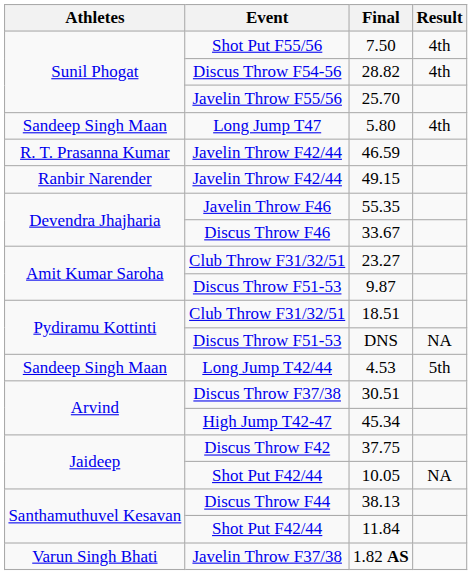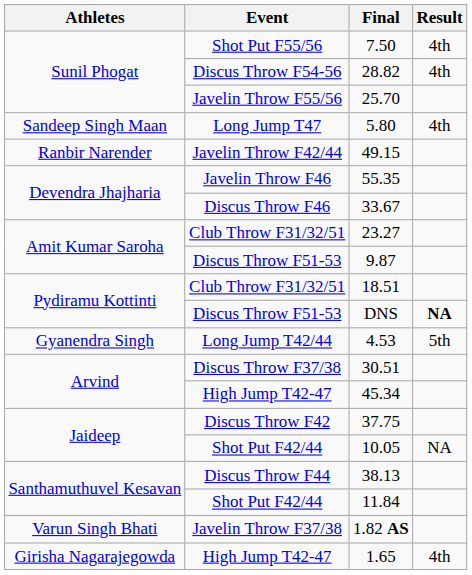- row: (381, 152)
(440, 340) normal -> (440, 313) bold
(95, 367) Sandeep Singh Maan -> (95, 340) Gyanendra Singh
+ row: (381, 555)
